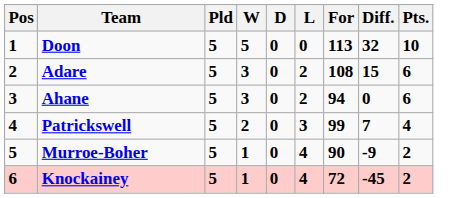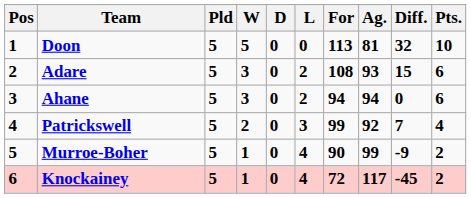+ column: (375, 17)
